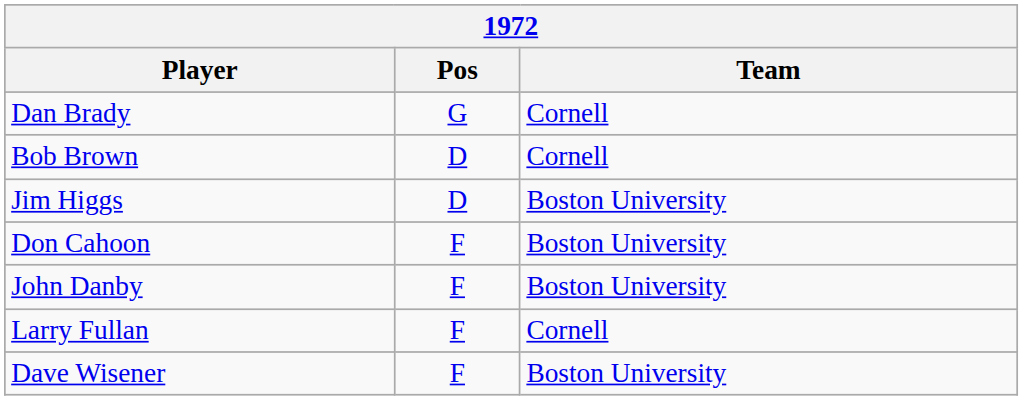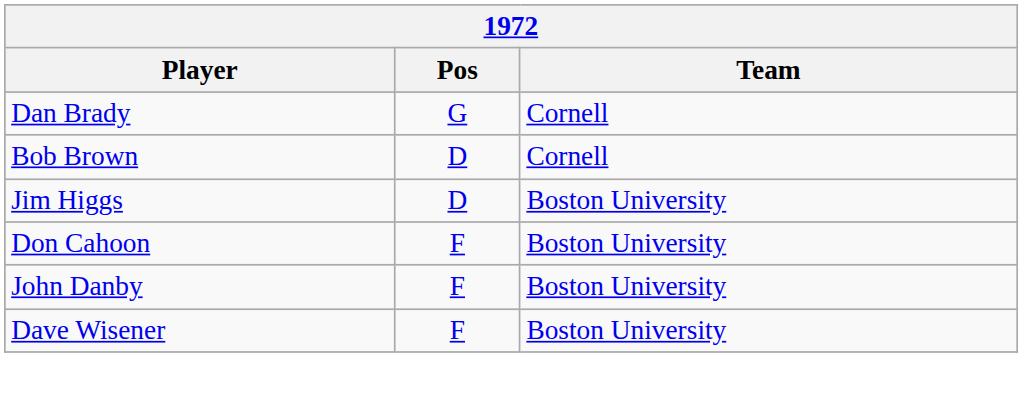- row: (80, 329)
